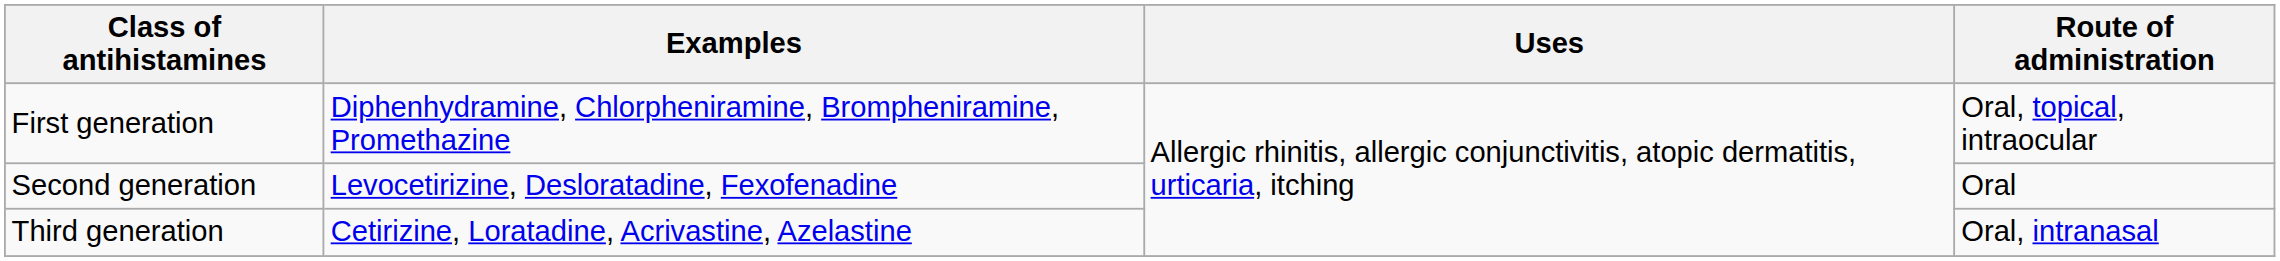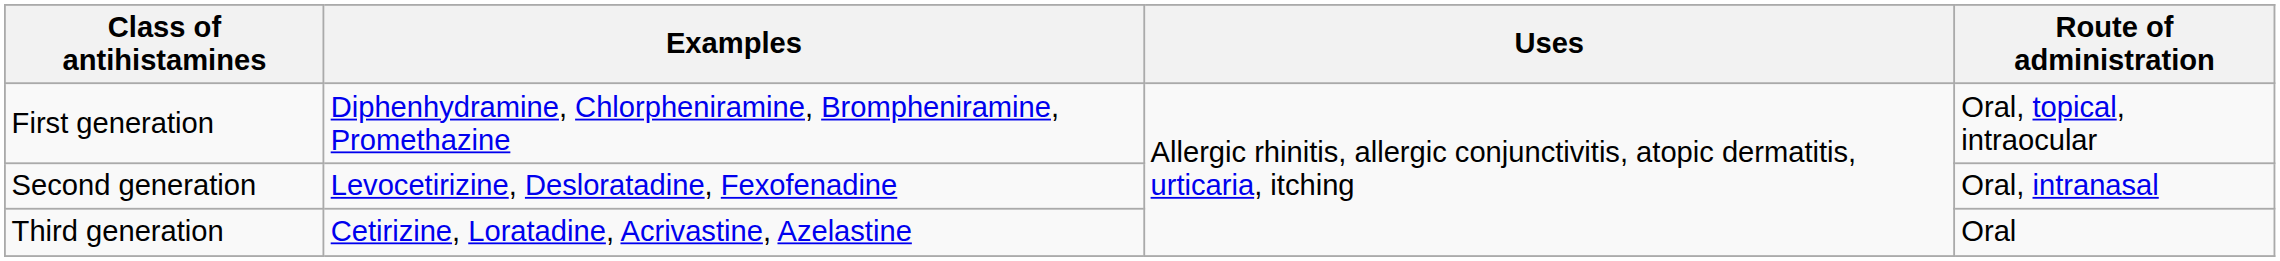(1989, 185) Oral -> (2060, 185) Oral, intranasal
(2060, 231) Oral, intranasal -> (1989, 231) Oral
